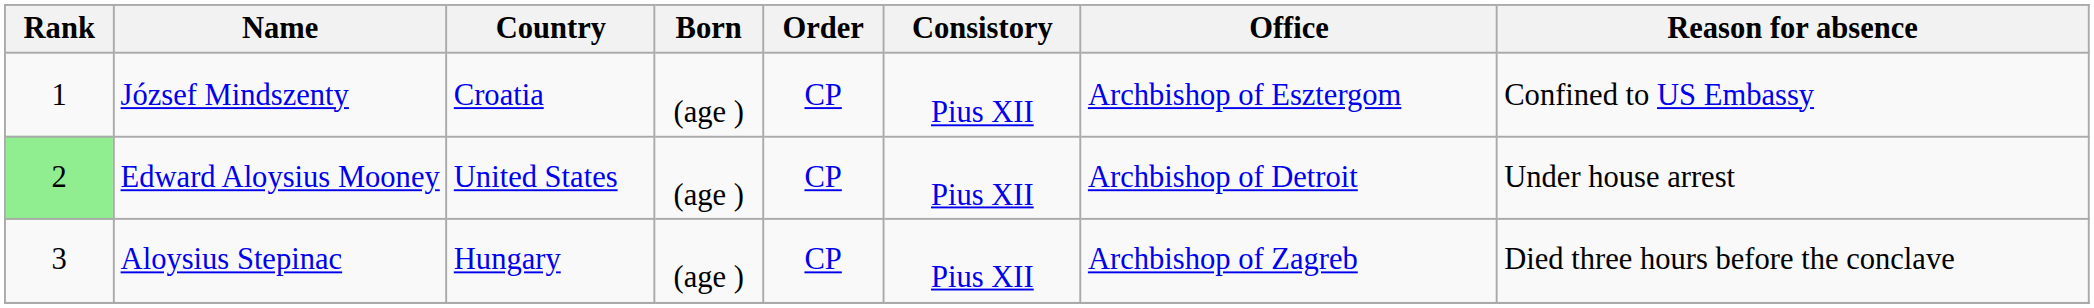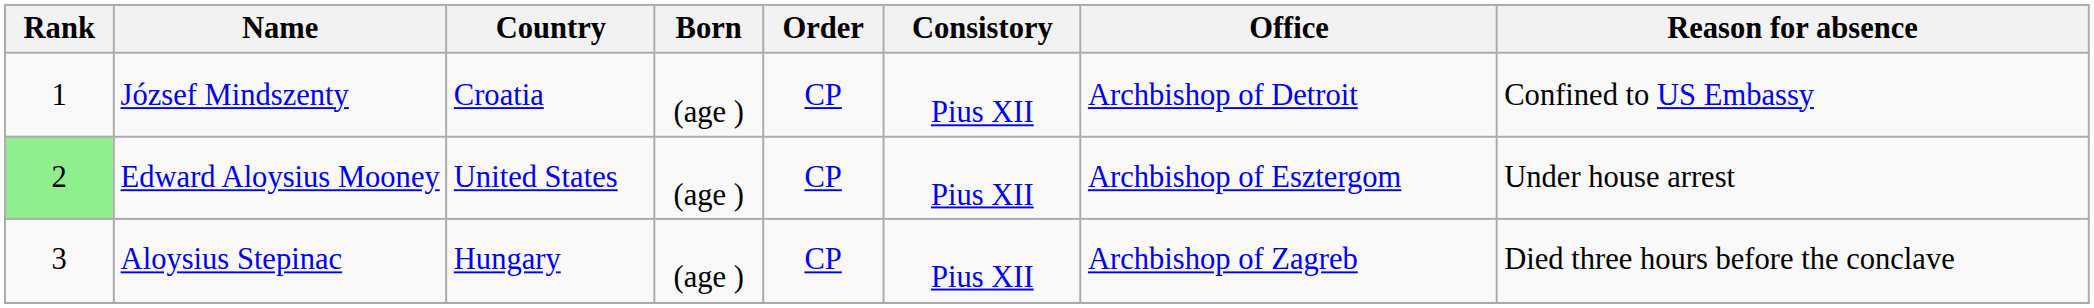(1245, 94) Archbishop of Esztergom -> (1223, 94) Archbishop of Detroit
(1223, 177) Archbishop of Detroit -> (1245, 177) Archbishop of Esztergom
